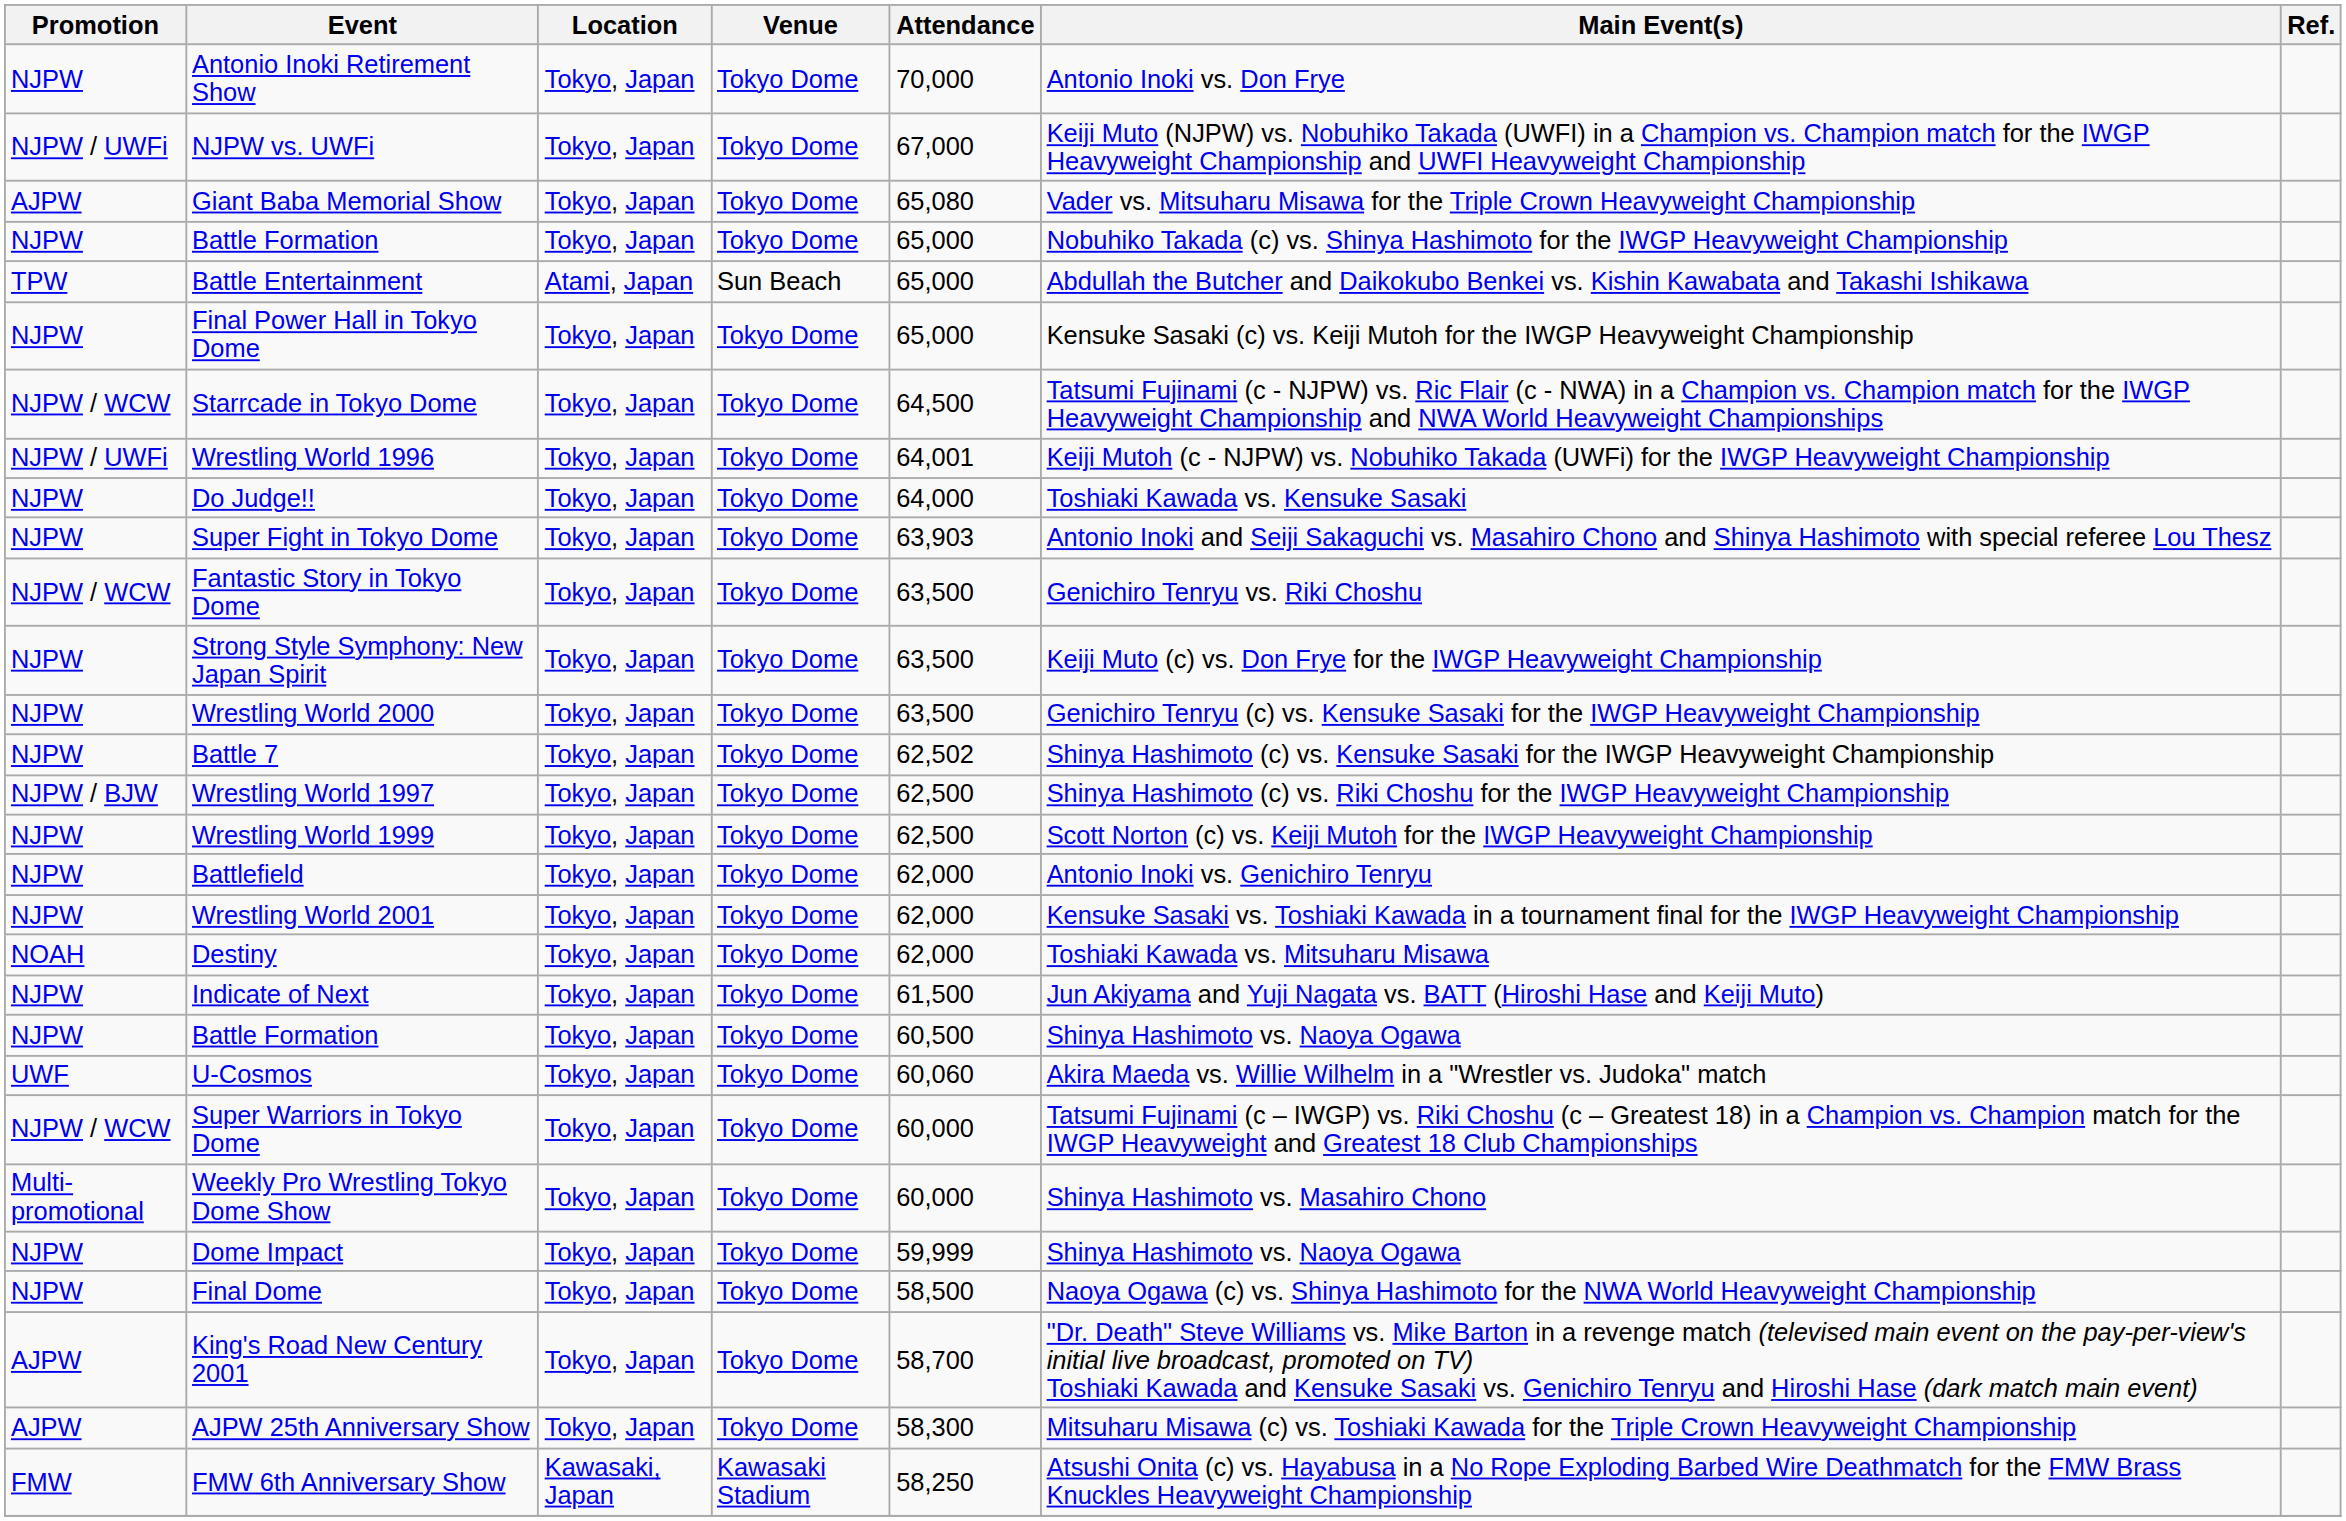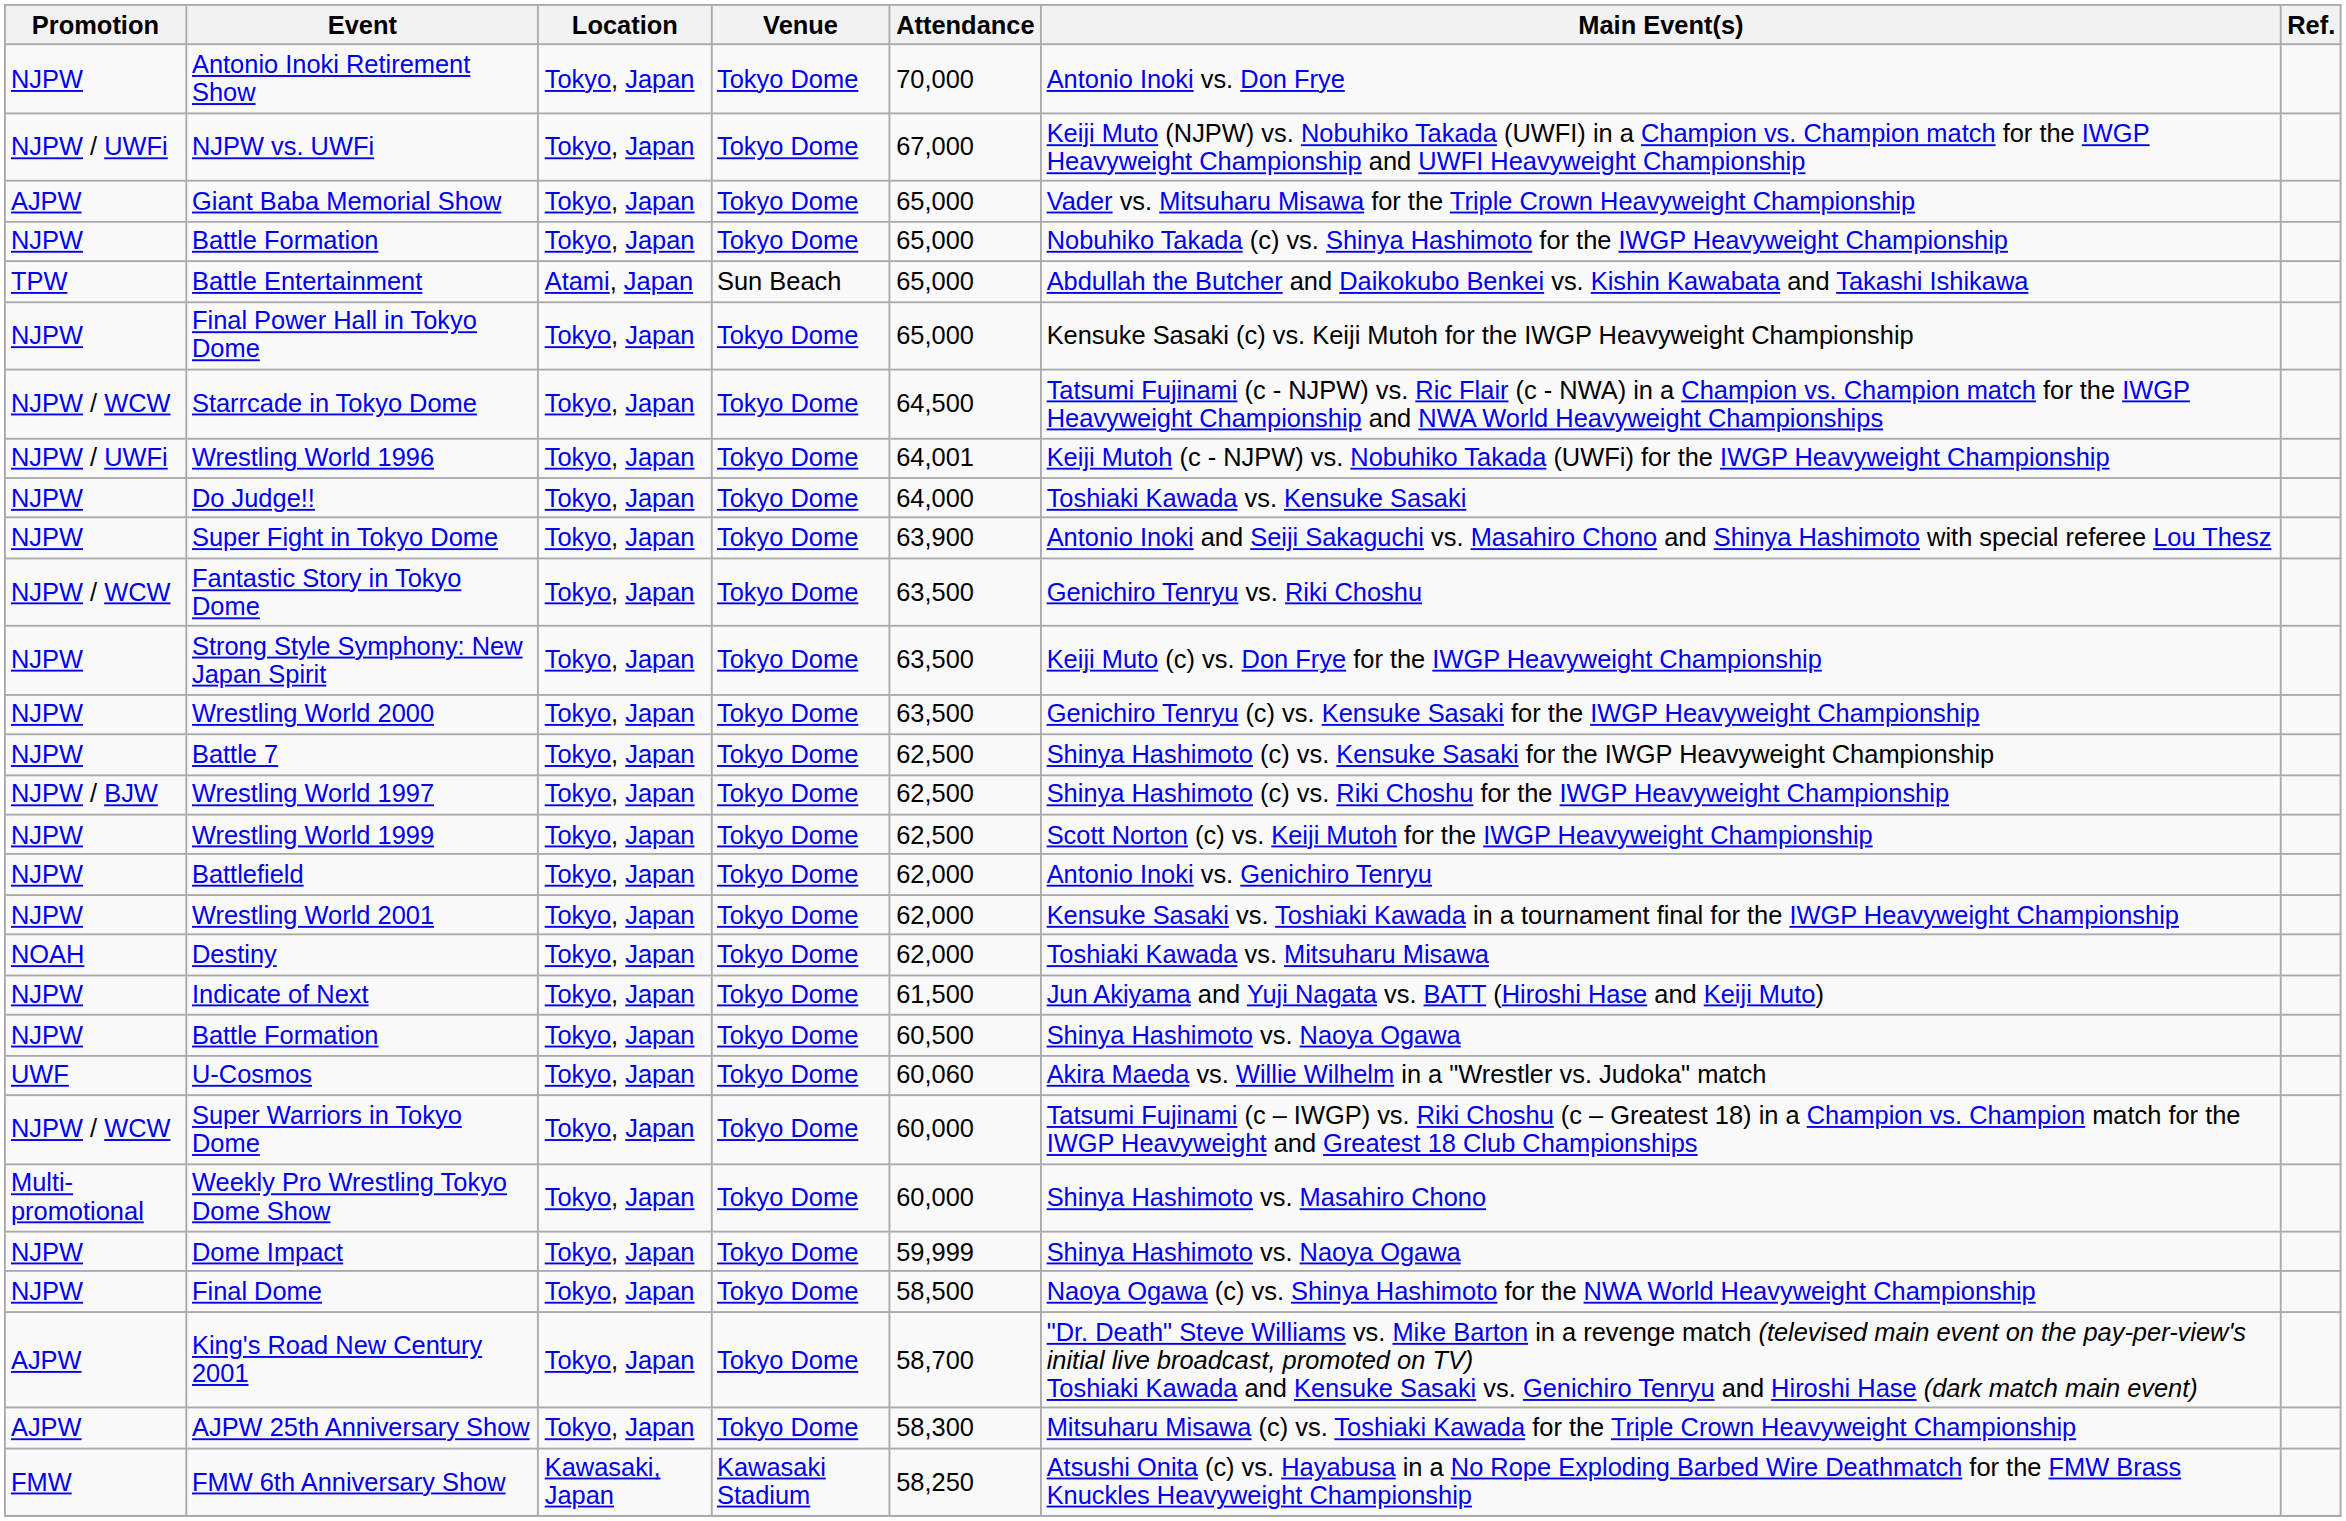(935, 201) 65,080 -> (935, 201) 65,000
(935, 538) 63,903 -> (935, 538) 63,900
(935, 754) 62,502 -> (935, 754) 62,500
